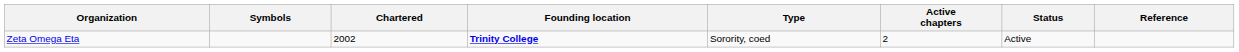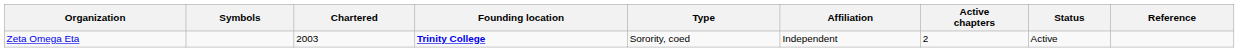+ column: (850, 17)
(345, 39) 2002 -> (307, 39) 2003
